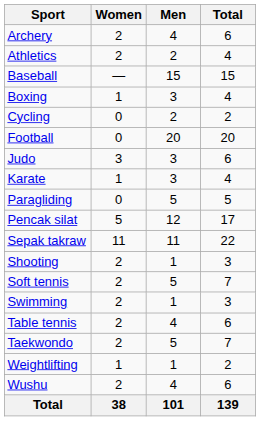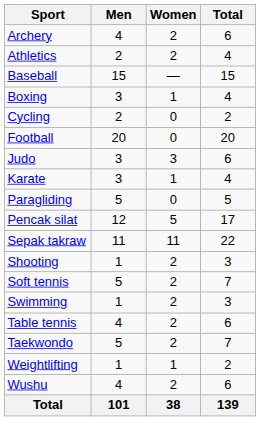columns swapped: (173, 14) <-> (119, 14)
